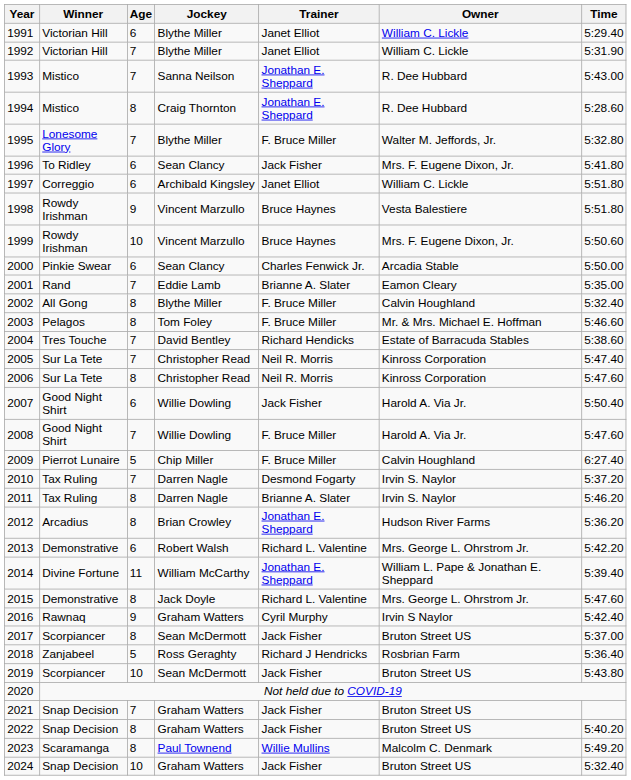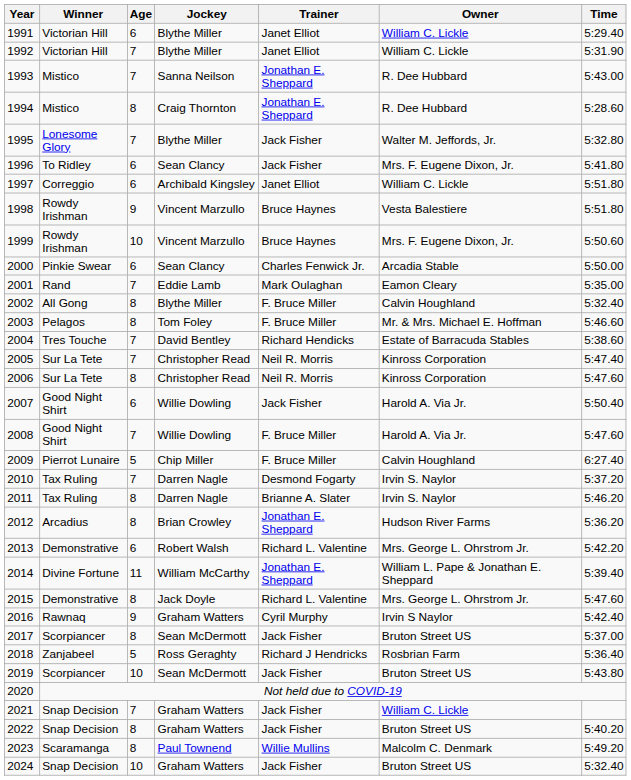(299, 140) F. Bruce Miller -> (292, 140) Jack Fisher
(306, 285) Brianne A. Slater -> (302, 285) Mark Oulaghan
(426, 711) Bruton Street US -> (425, 711) William C. Lickle
